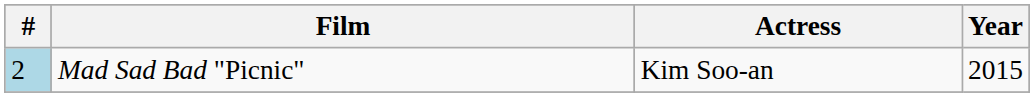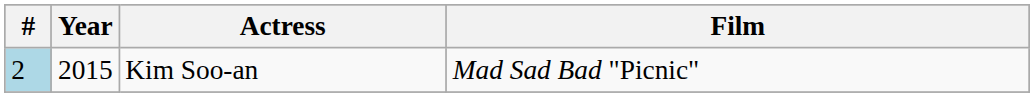columns swapped: (995, 26) <-> (343, 26)
